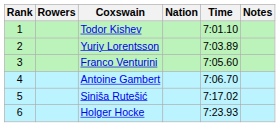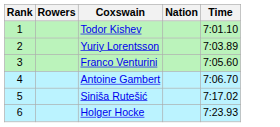- column: (258, 12)
